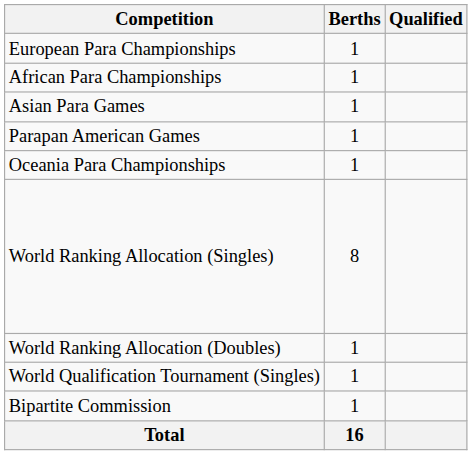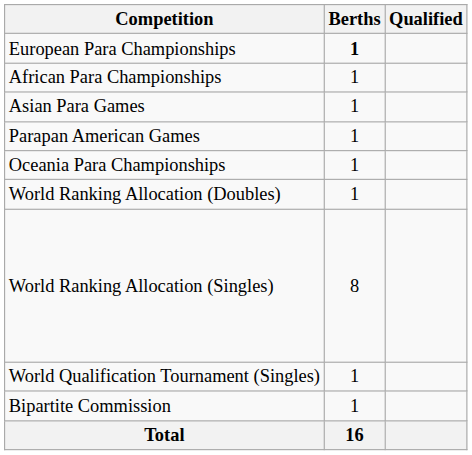(355, 48) normal -> (355, 48) bold
rows swapped: (141, 256) <-> (145, 347)
